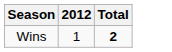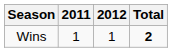+ column: (76, 15)
